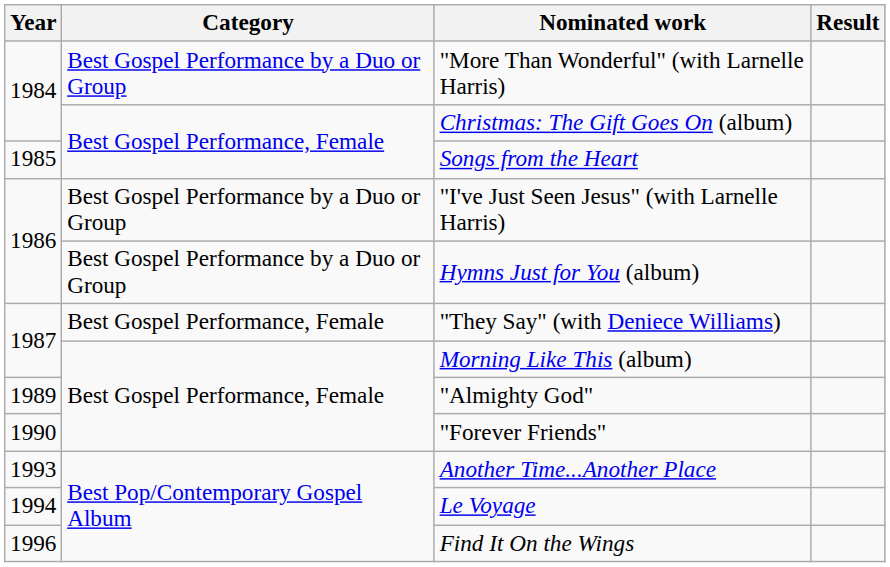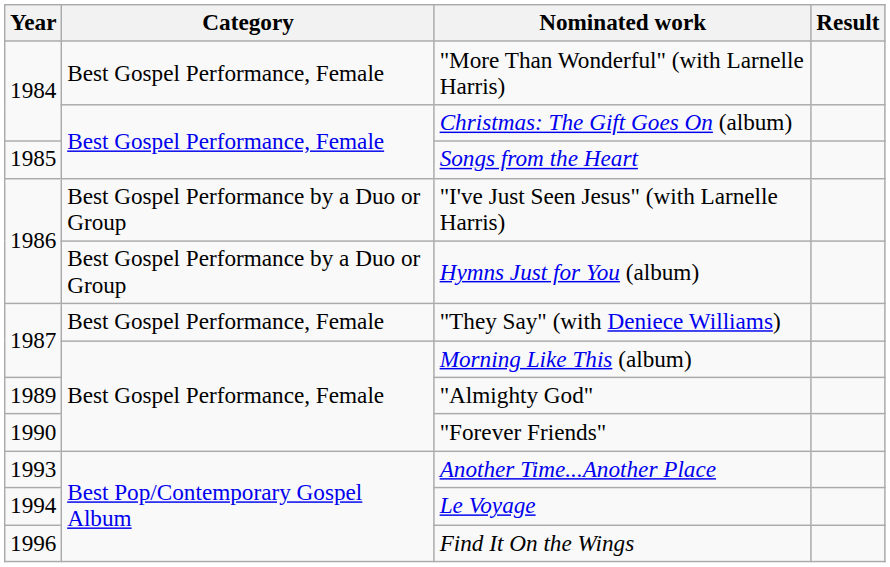(244, 72) Best Gospel Performance by a Duo or Group -> (226, 72) Best Gospel Performance, Female
